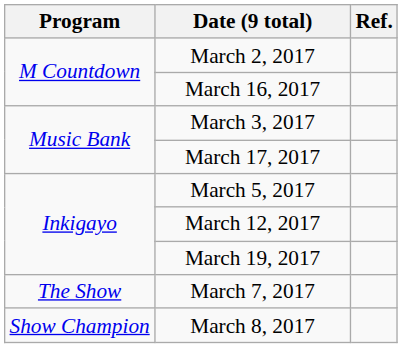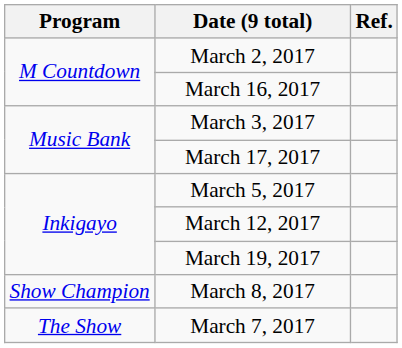rows swapped: (253, 291) <-> (253, 325)
